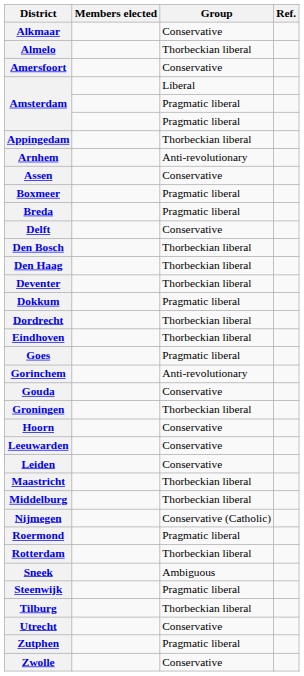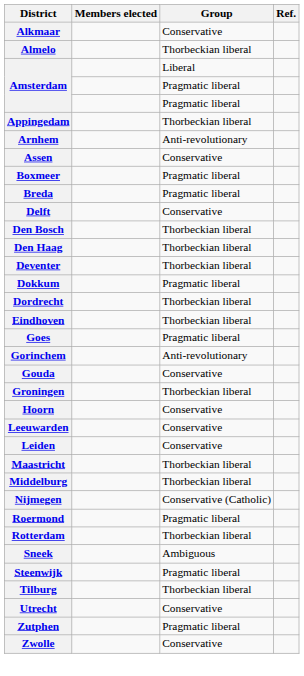- row: (38, 67)
